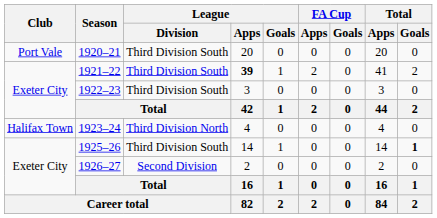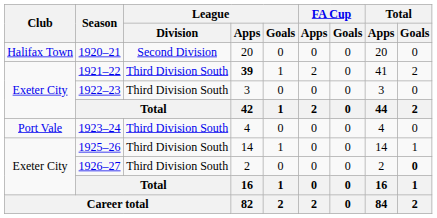(40, 52) Port Vale -> (40, 52) Halifax Town
(177, 52) Third Division South -> (177, 52) Second Division
(40, 128) Halifax Town -> (40, 128) Port Vale
(177, 128) Third Division North -> (177, 128) Third Division South
(415, 147) bold -> (415, 147) normal
(177, 166) Second Division -> (177, 166) Third Division South
(415, 166) normal -> (415, 166) bold
